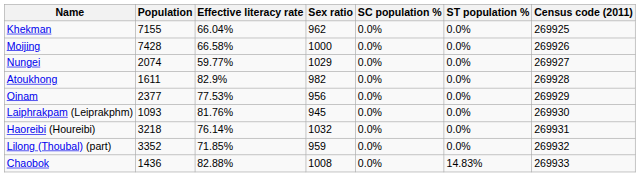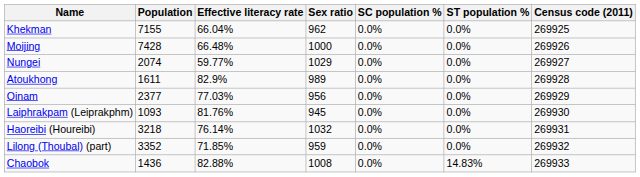(215, 46) 66.58% -> (215, 46) 66.48%
(317, 79) 982 -> (317, 79) 989
(215, 96) 77.53% -> (215, 96) 77.03%
